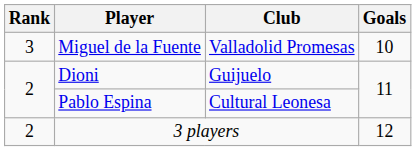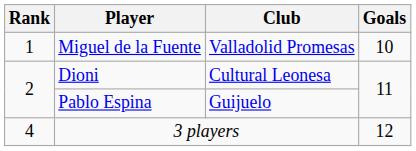(29, 46) 3 -> (29, 46) 1
(240, 74) Guijuelo -> (270, 74) Cultural Leonesa
(270, 103) Cultural Leonesa -> (240, 103) Guijuelo
(29, 131) 2 -> (29, 131) 4
